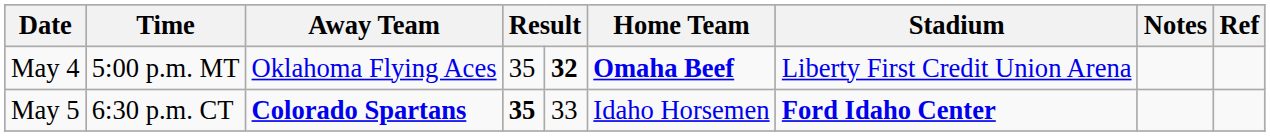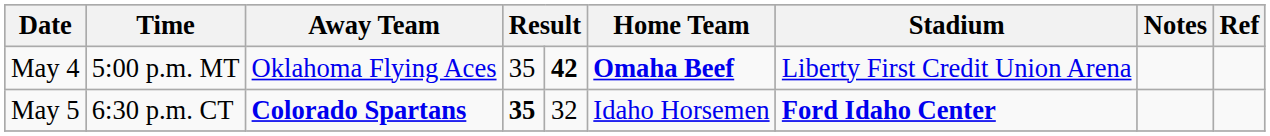(564, 67) 32 -> (564, 67) 42
(564, 109) 33 -> (564, 109) 32
